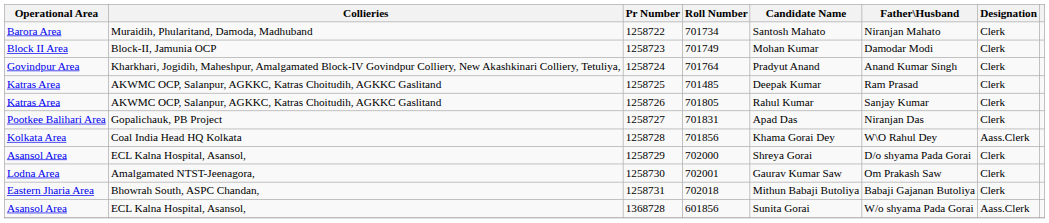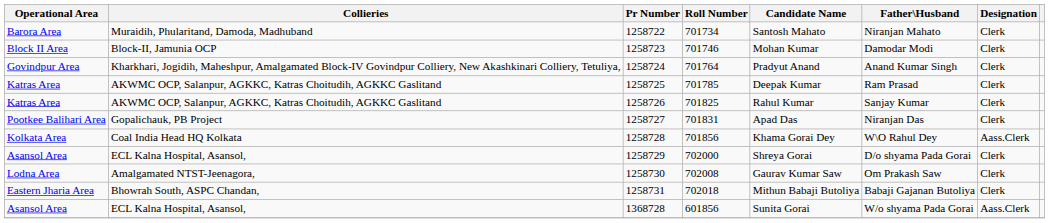(702, 48) 701749 -> (702, 48) 701746
(702, 84) 701485 -> (702, 84) 701785
(702, 102) 701805 -> (702, 102) 701825
(702, 173) 702001 -> (702, 173) 702008
